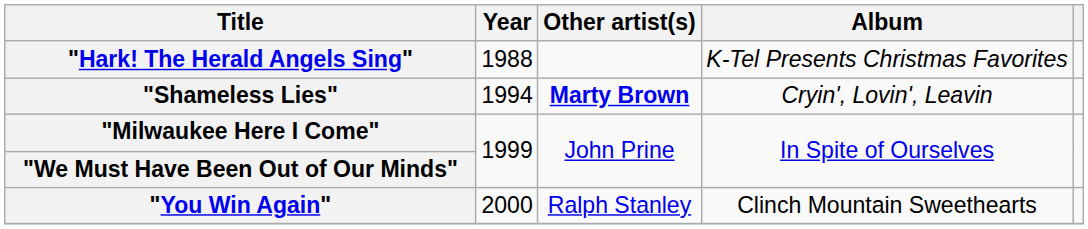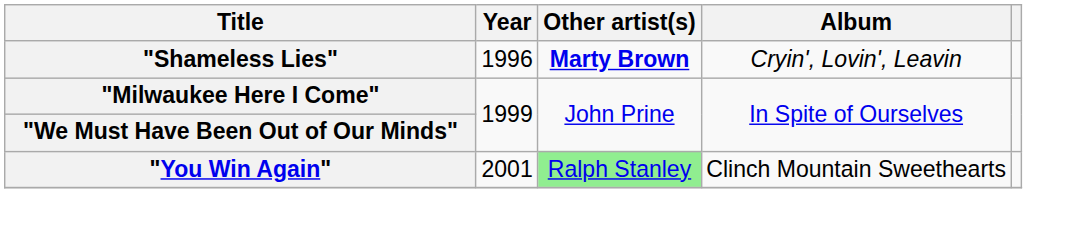- row: (240, 59)
(507, 95) 1994 -> (507, 59) 1996
(507, 205) 2000 -> (507, 168) 2001
(619, 205) no background -> (619, 168) lightgreen background
